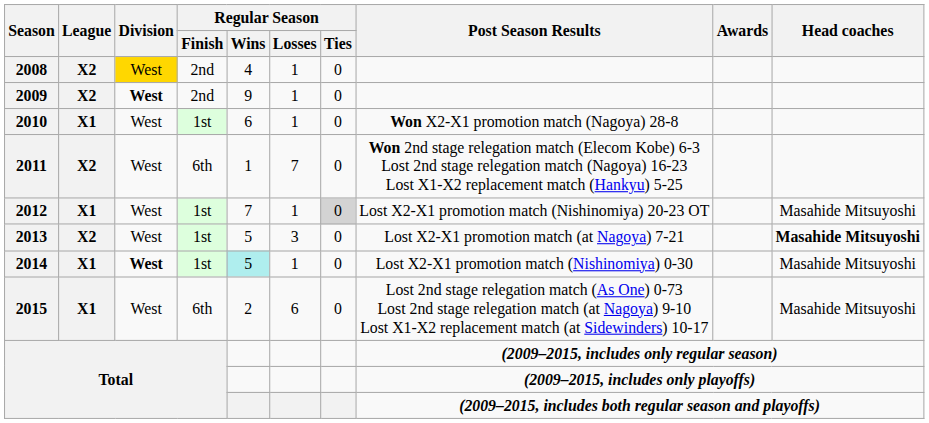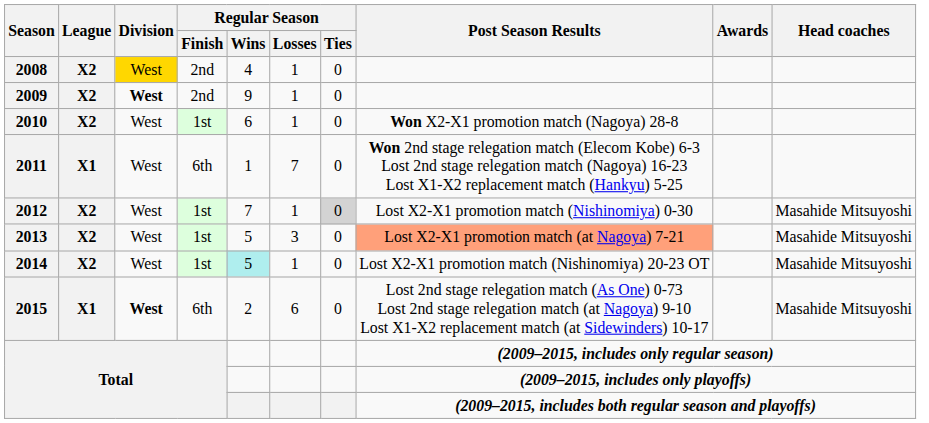(87, 121) X1 -> (87, 121) X2
(87, 166) X2 -> (87, 166) X1
(87, 211) X1 -> (87, 211) X2
(534, 211) Lost X2-X1 promotion match (Nishinomiya) 20-23 OT -> (534, 211) Lost X2-X1 promotion match (Nishinomiya) 0-30
(534, 237) no background -> (534, 237) lightsalmon background
(848, 237) bold -> (844, 237) normal
(87, 263) X1 -> (87, 263) X2
(146, 263) bold -> (146, 263) normal
(534, 263) Lost X2-X1 promotion match (Nishinomiya) 0-30 -> (534, 263) Lost X2-X1 promotion match (Nishinomiya) 20-23 OT
(146, 308) normal -> (146, 308) bold
